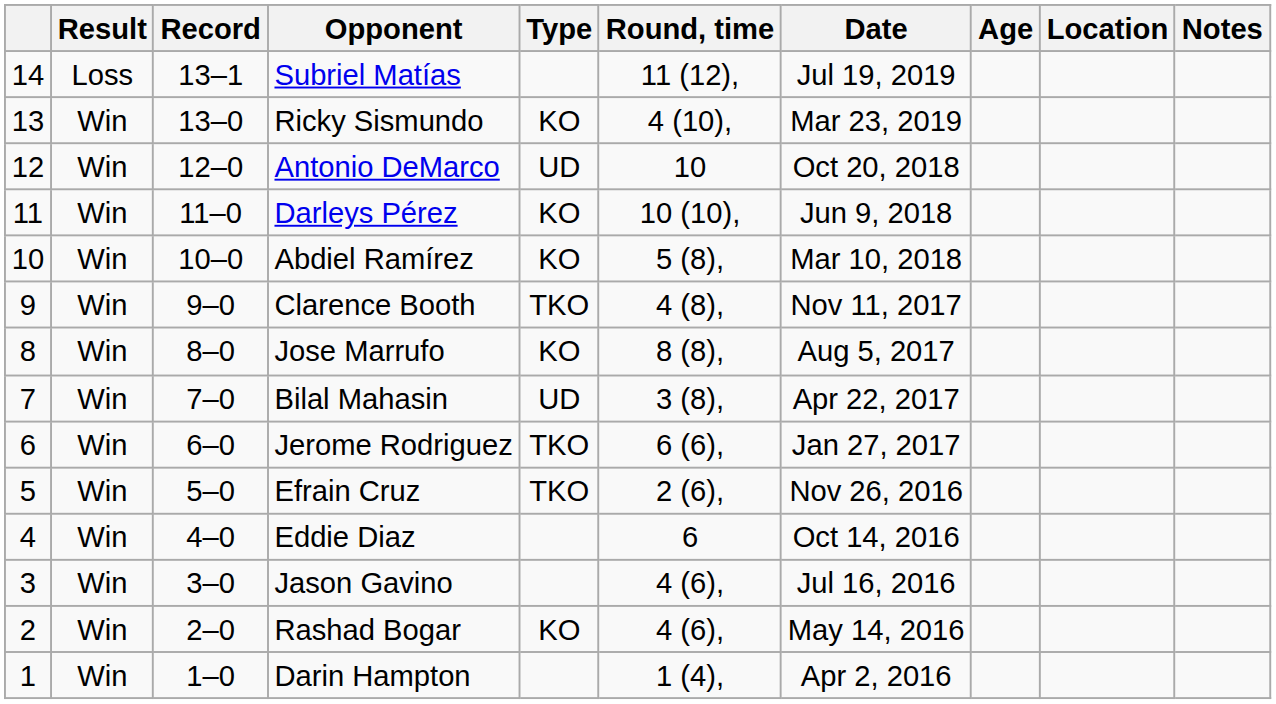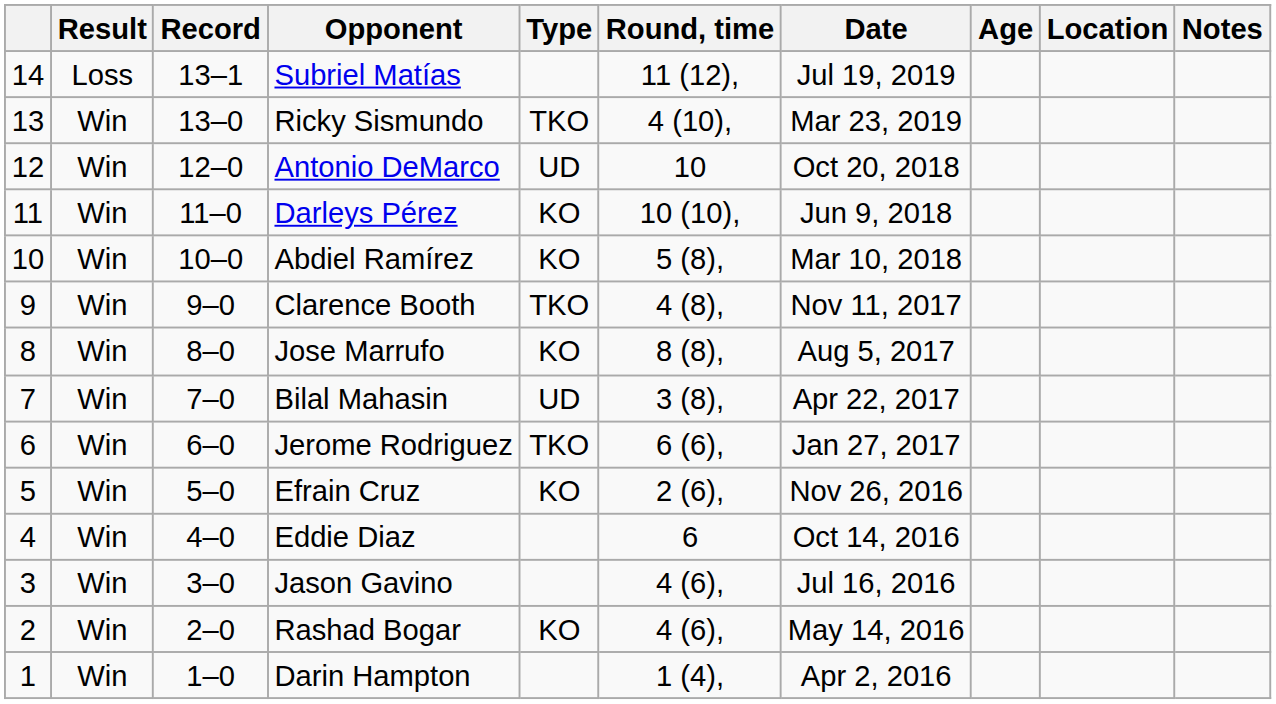(559, 121) KO -> (559, 121) TKO
(559, 490) TKO -> (559, 490) KO
